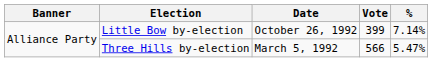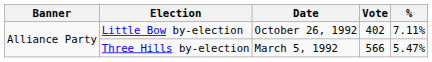(375, 30) 399 -> (375, 30) 402
(409, 30) 7.14% -> (409, 30) 7.11%
